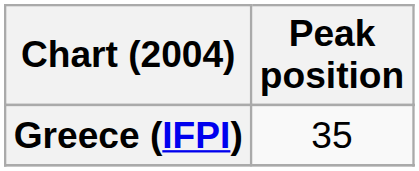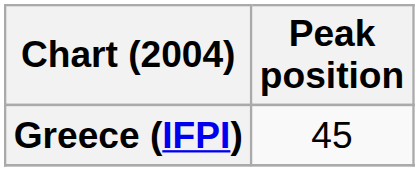(332, 134) 35 -> (332, 134) 45
